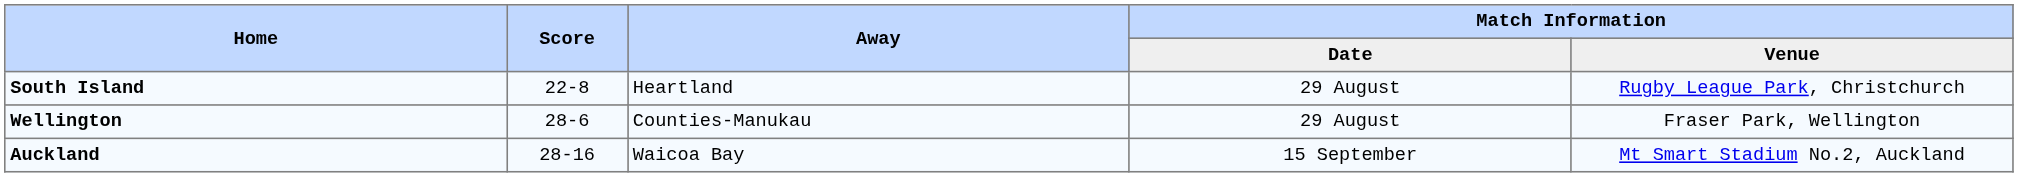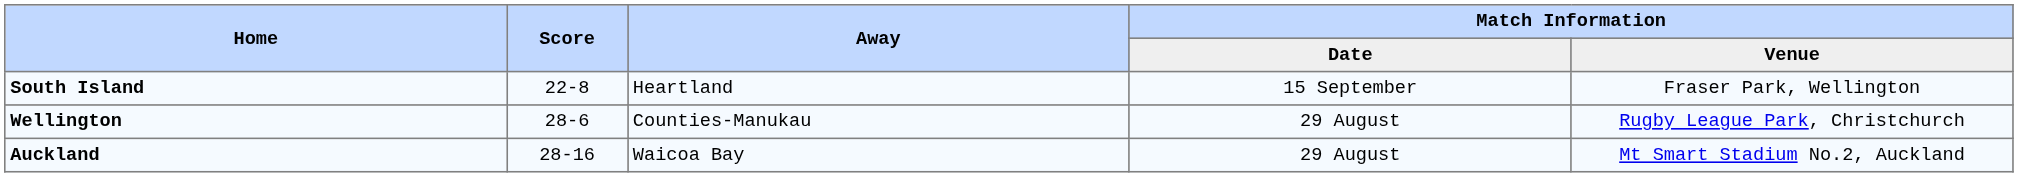(1350, 88) 29 August -> (1350, 88) 15 September
(1792, 88) Rugby League Park, Christchurch -> (1792, 88) Fraser Park, Wellington
(1792, 122) Fraser Park, Wellington -> (1792, 122) Rugby League Park, Christchurch
(1350, 155) 15 September -> (1350, 155) 29 August
